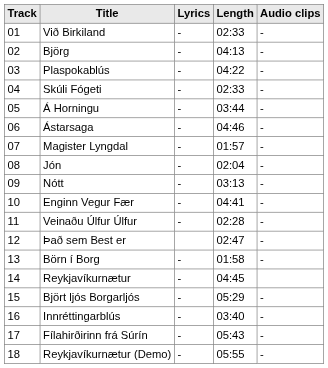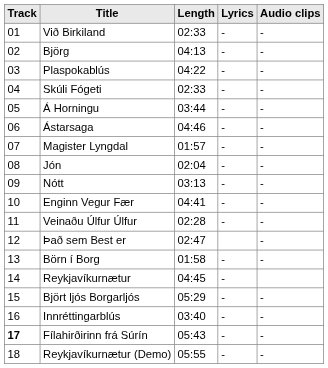columns swapped: (235, 13) <-> (194, 13)
(14, 335) normal -> (14, 335) bold
